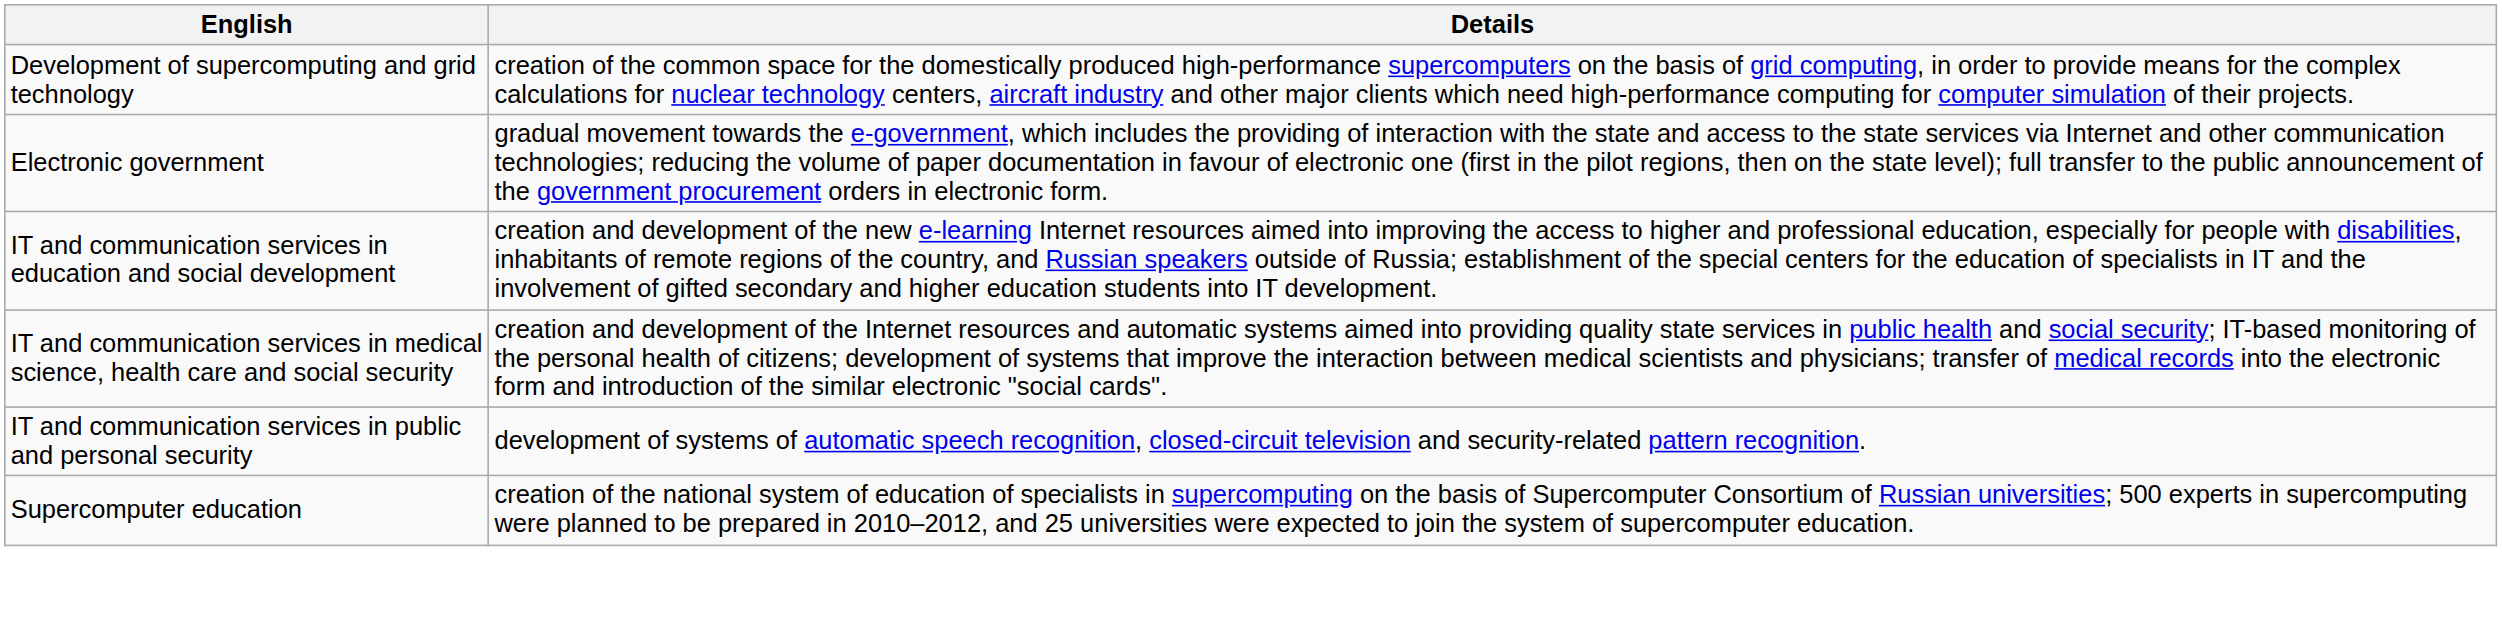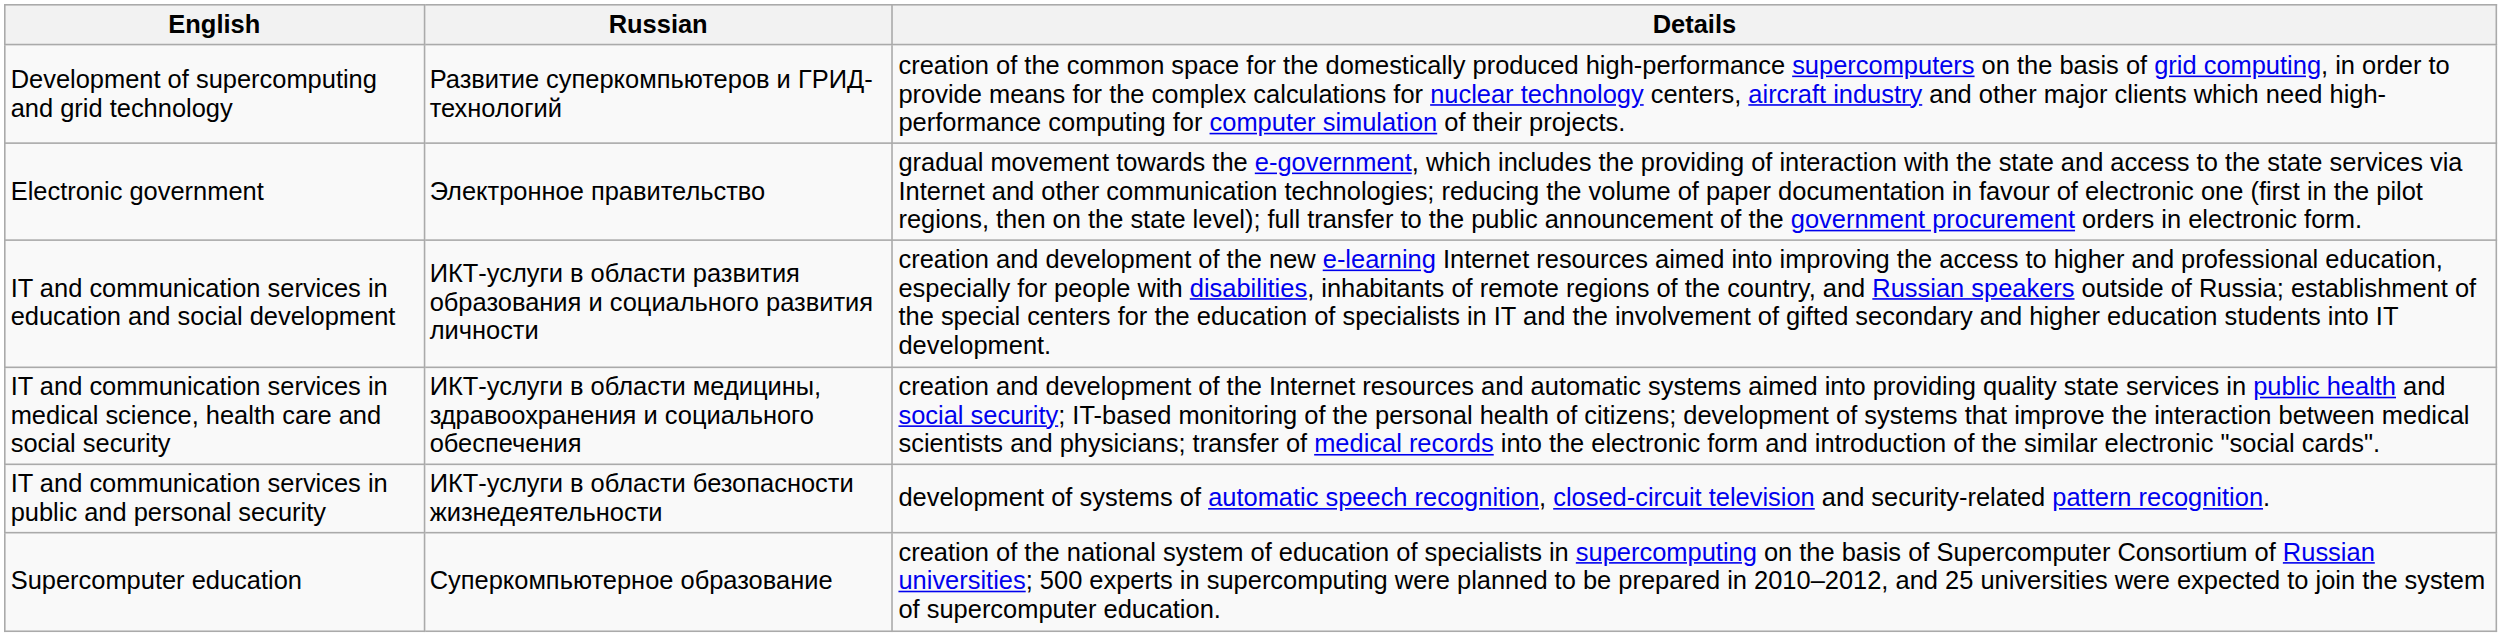+ column: (658, 24)
